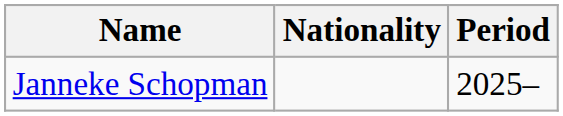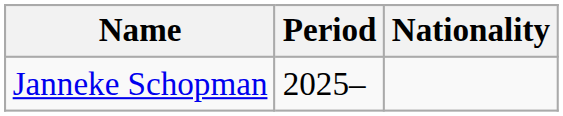columns swapped: (362, 30) <-> (503, 30)
